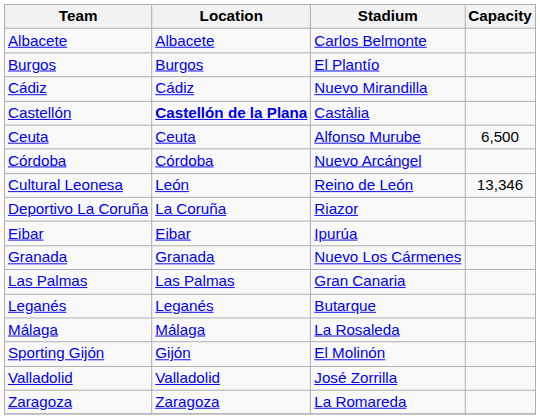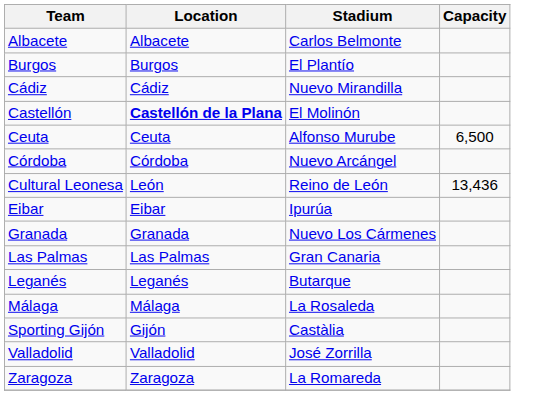(342, 112) Castàlia -> (324, 112) El Molinón
(500, 185) 13,346 -> (475, 185) 13,436
- row: (78, 209)
(350, 354) El Molinón -> (316, 329) Castàlia
